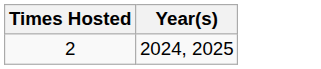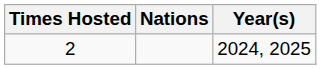+ column: (174, 19)
